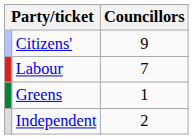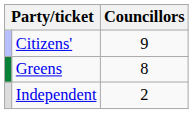- row: (39, 69)
(144, 95) 1 -> (144, 69) 8
